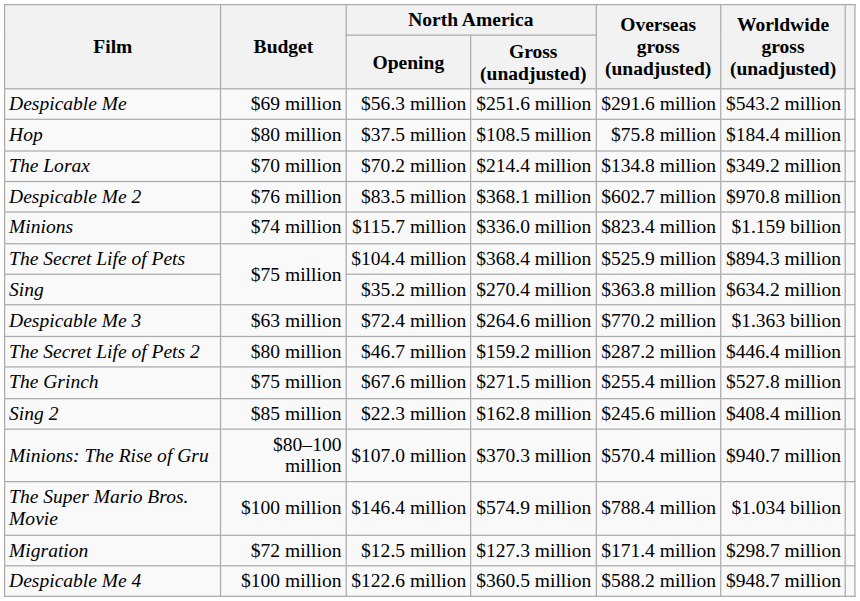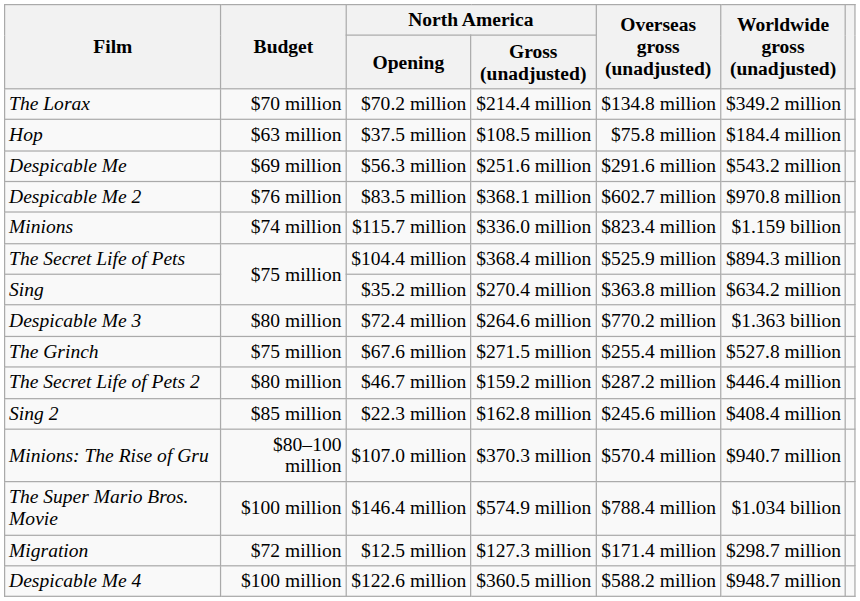rows swapped: (68, 103) <-> (50, 165)
(296, 134) $80 million -> (296, 134) $63 million
(296, 320) $63 million -> (296, 320) $80 million
rows swapped: (54, 382) <-> (104, 351)
